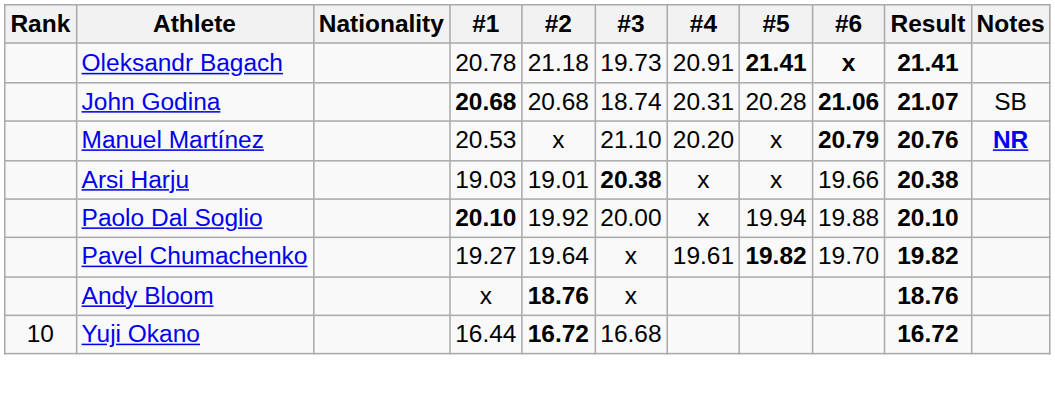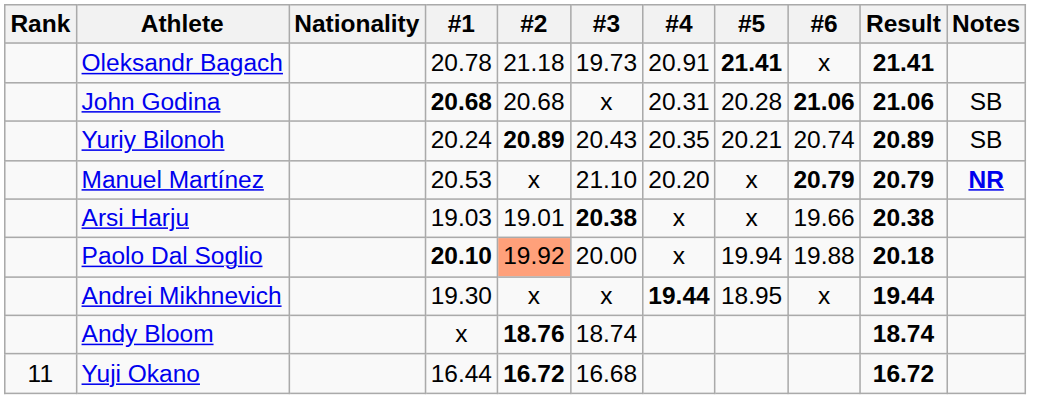(849, 62) bold -> (824, 62) normal
(631, 101) 18.74 -> (606, 101) x
(928, 101) 21.07 -> (903, 101) 21.06
+ row: (153, 140)
(928, 140) 20.76 -> (903, 179) 20.79
(558, 218) no background -> (534, 256) lightsalmon background
(928, 218) 20.10 -> (903, 256) 20.18
- row: (194, 256)
+ row: (182, 295)
(631, 295) x -> (606, 334) 18.74
(928, 295) 18.76 -> (903, 334) 18.74
(40, 334) 10 -> (40, 373) 11
